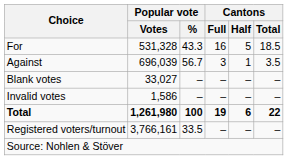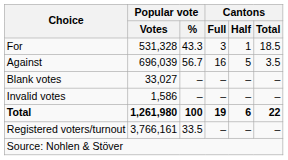(220, 46) 16 -> (223, 46) 3
(248, 46) 5 -> (248, 46) 1
(223, 63) 3 -> (220, 63) 16
(248, 63) 1 -> (248, 63) 5
